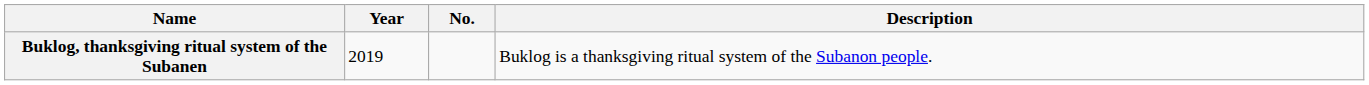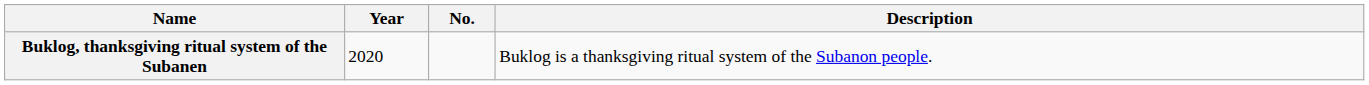(366, 55) 2019 -> (366, 55) 2020
